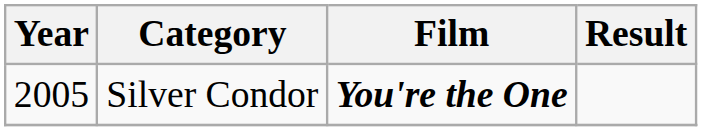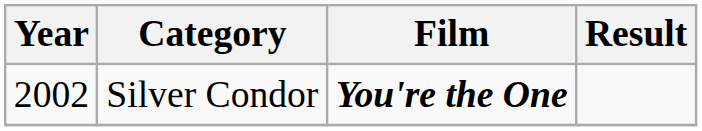(51, 93) 2005 -> (51, 93) 2002
